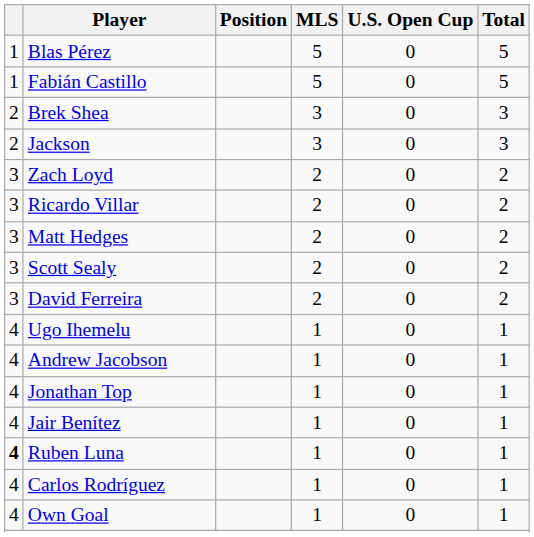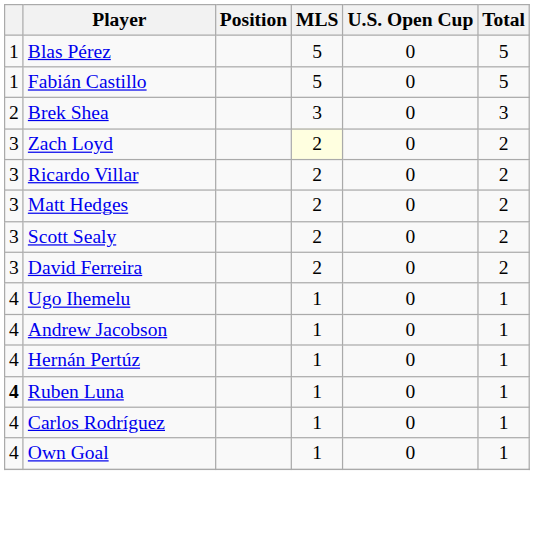- row: (59, 143)
(317, 174) no background -> (317, 143) lightyellow background
- row: (80, 391)
+ row: (84, 360)
- row: (74, 422)
